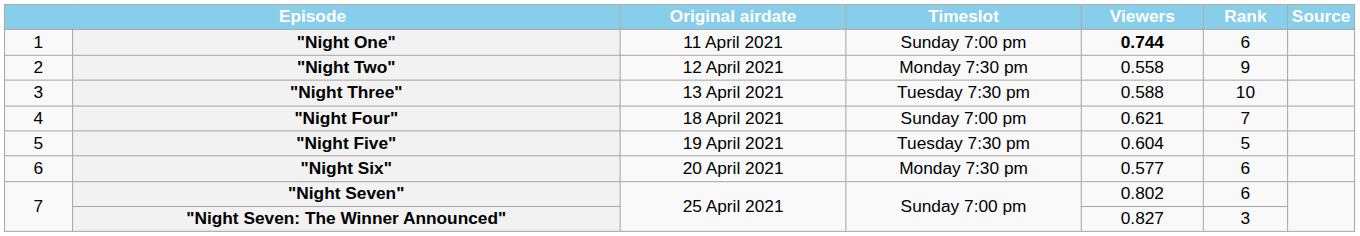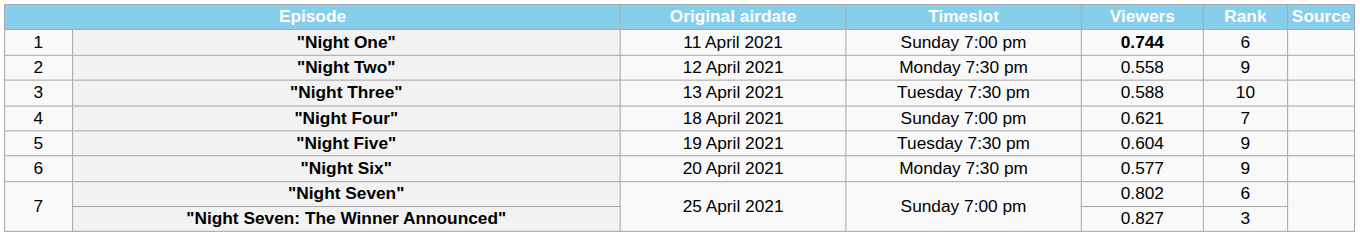(1245, 143) 5 -> (1245, 143) 9
(1245, 168) 6 -> (1245, 168) 9
